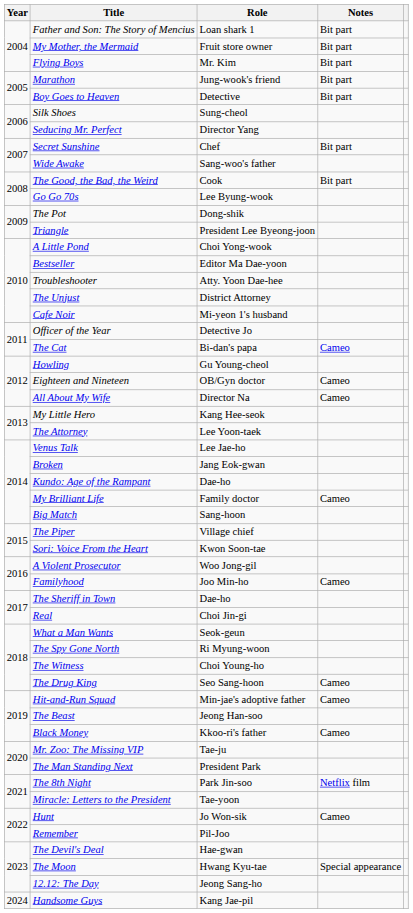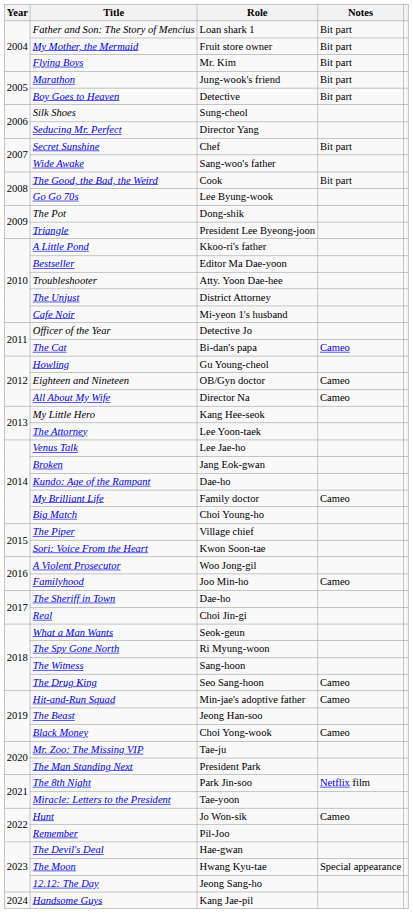(236, 247) Choi Yong-wook -> (233, 247) Kkoo-ri's father
(222, 515) Sang-hoon -> (232, 515) Choi Young-ho
(232, 666) Choi Young-ho -> (222, 666) Sang-hoon
(233, 733) Kkoo-ri's father -> (236, 733) Choi Yong-wook
